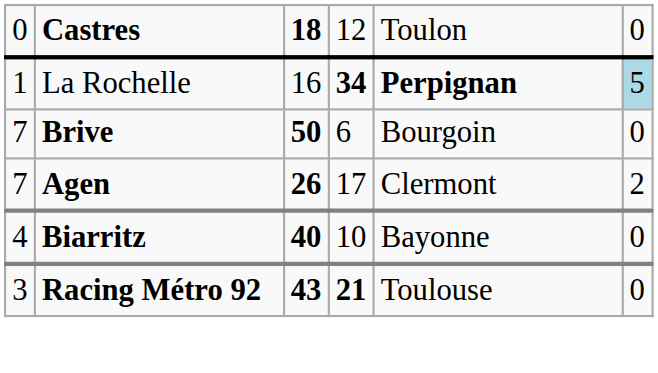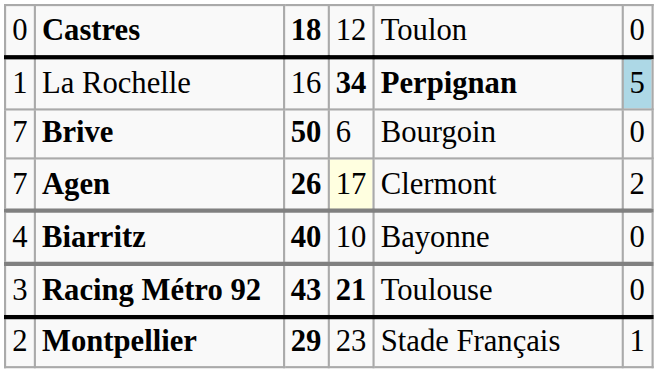(351, 184) no background -> (351, 184) lightyellow background
+ row: (119, 342)
